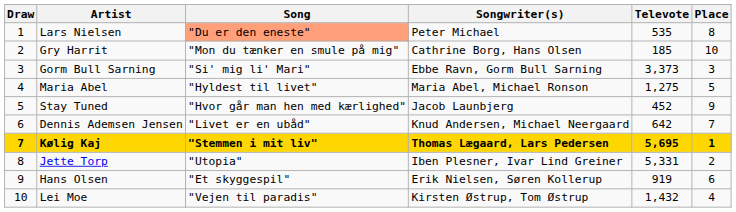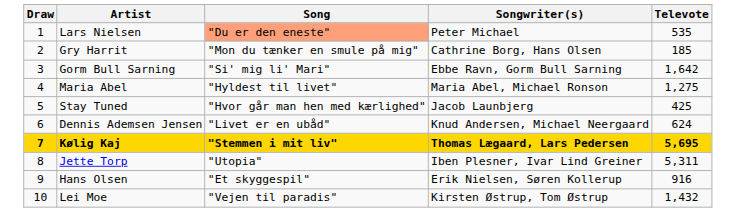- column: (712, 14)
(662, 69) 3,373 -> (682, 69) 1,642
(662, 106) 452 -> (682, 106) 425
(662, 124) 642 -> (682, 124) 624
(662, 161) 5,331 -> (682, 161) 5,311
(662, 180) 919 -> (682, 180) 916
